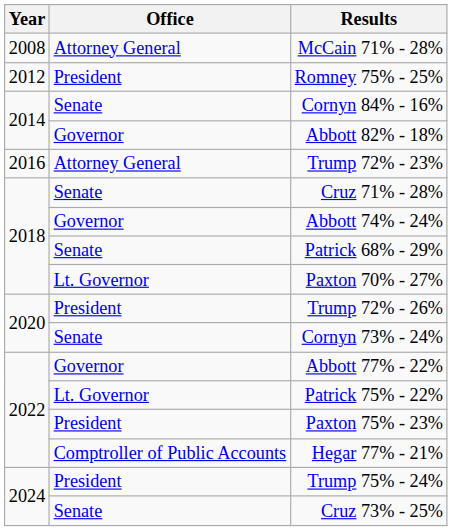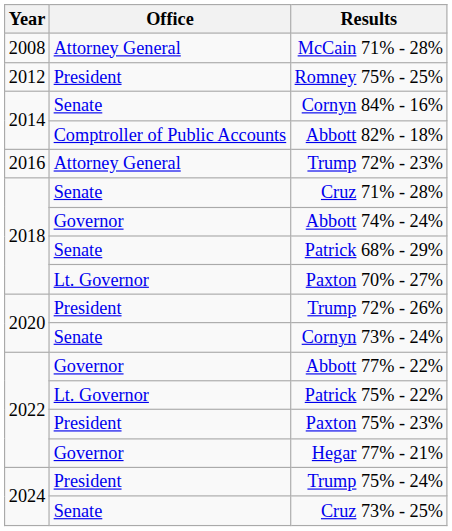(89, 134) Governor -> (170, 134) Comptroller of Public Accounts
(170, 452) Comptroller of Public Accounts -> (89, 452) Governor
